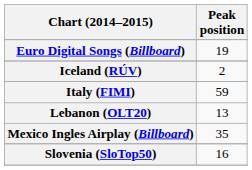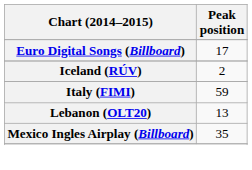(222, 50) 19 -> (222, 50) 17
- row: (101, 154)
